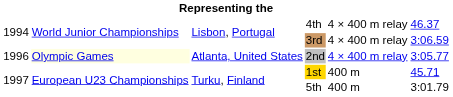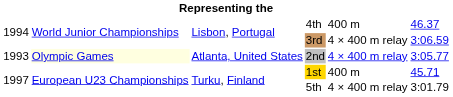(368, 24) 4 × 400 m relay -> (344, 24) 400 m
(16, 56) 1996 -> (16, 56) 1993
(344, 87) 400 m -> (368, 87) 4 × 400 m relay
